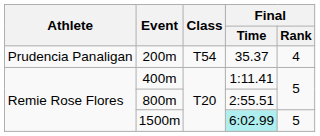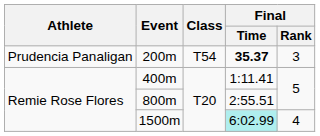(252, 57) normal -> (252, 57) bold
(296, 57) 4 -> (296, 57) 3
(296, 121) 5 -> (296, 121) 4
